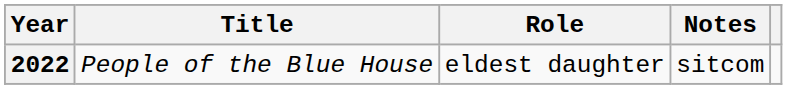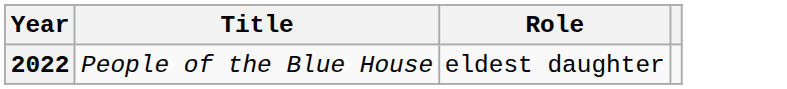- column: (720, 25)
